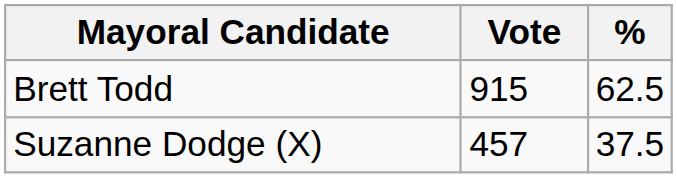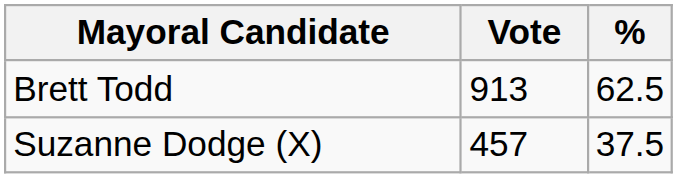(499, 88) 915 -> (499, 88) 913
